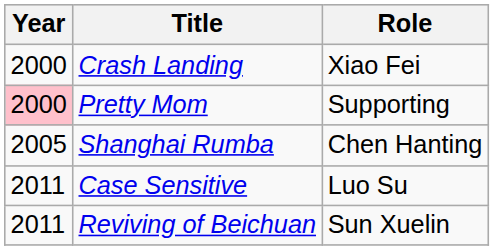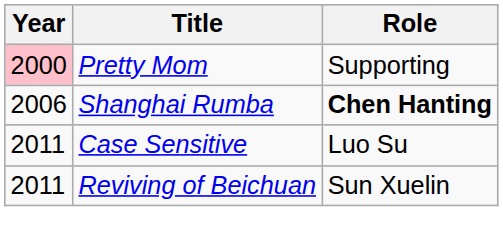- row: (161, 64)
(39, 144) 2005 -> (39, 104) 2006
(405, 144) normal -> (410, 104) bold
